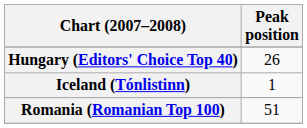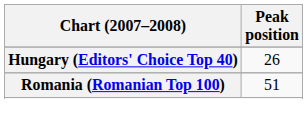- row: (123, 85)
